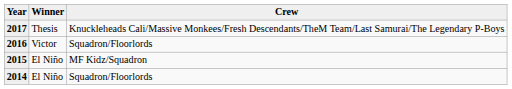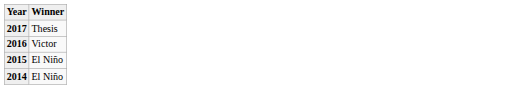- column: (287, 12)
